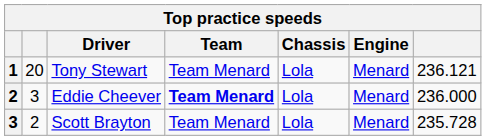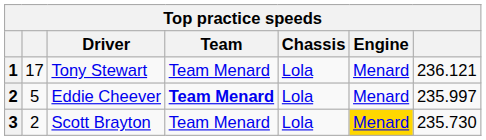(35, 70) 20 -> (35, 70) 17
(35, 97) 3 -> (35, 97) 5
(447, 97) 236.000 -> (447, 97) 235.997
(381, 123) no background -> (381, 123) gold background
(447, 123) 235.728 -> (447, 123) 235.730
